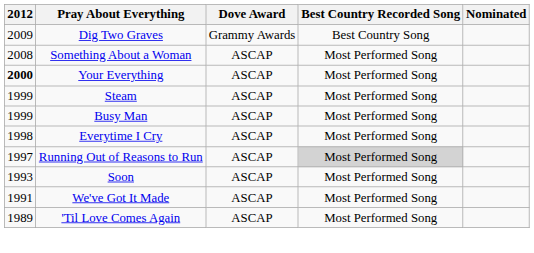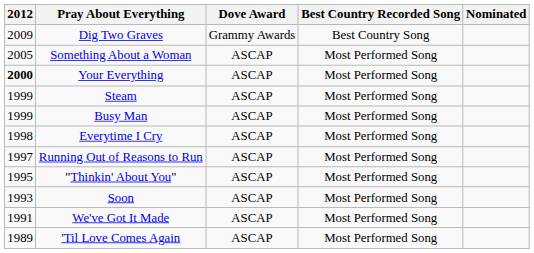(20, 55) 2008 -> (20, 55) 2005
(381, 156) lightgrey background -> (381, 156) no background
+ row: (121, 177)
